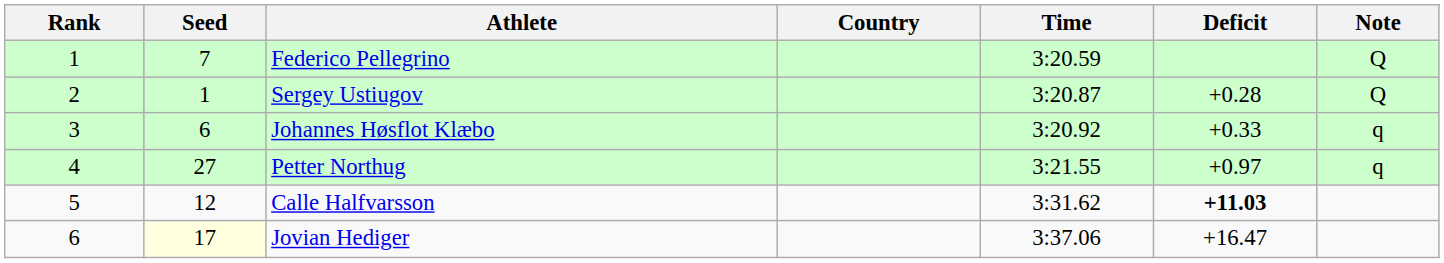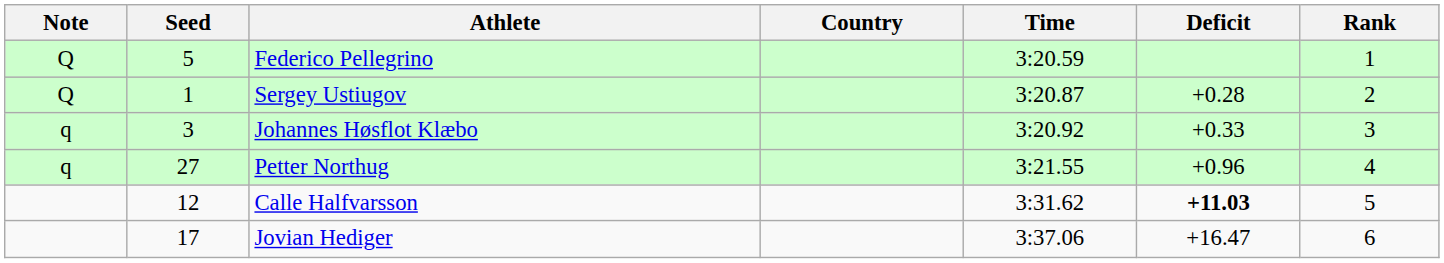columns swapped: (74, 22) <-> (1378, 22)
(205, 58) 7 -> (188, 58) 5
(205, 130) 6 -> (188, 130) 3
(1235, 166) +0.97 -> (1218, 166) +0.96
(205, 238) lightyellow background -> (188, 238) no background
